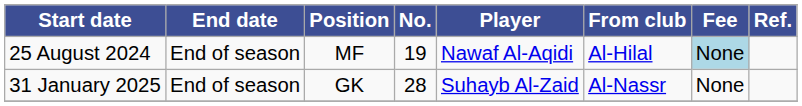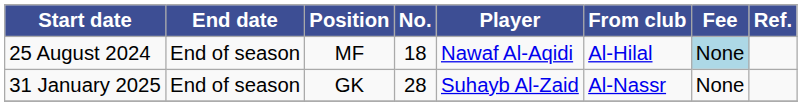(415, 52) 19 -> (415, 52) 18
